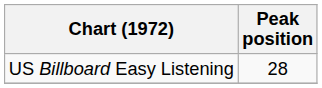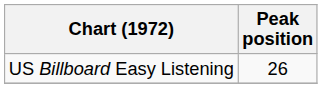(278, 68) 28 -> (278, 68) 26
